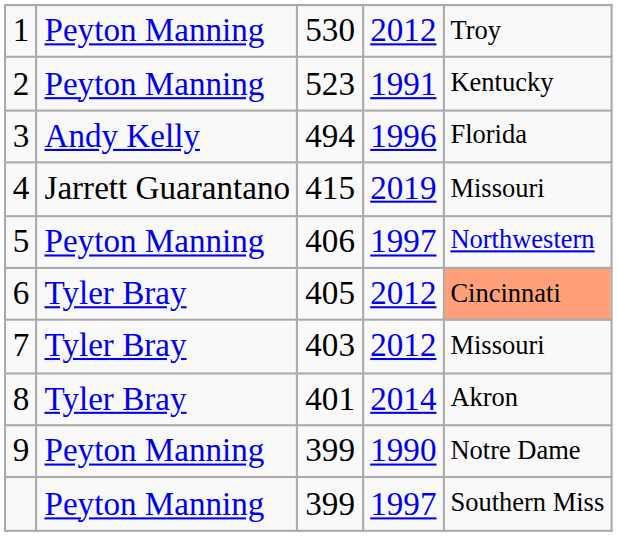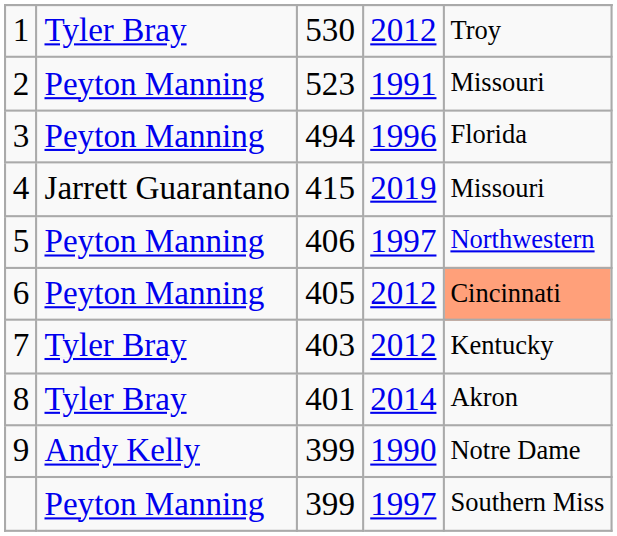(154, 30) Peyton Manning -> (116, 30) Tyler Bray
(502, 83) Kentucky -> (498, 83) Missouri
(122, 135) Andy Kelly -> (154, 135) Peyton Manning
(116, 293) Tyler Bray -> (154, 293) Peyton Manning
(498, 345) Missouri -> (502, 345) Kentucky
(154, 450) Peyton Manning -> (122, 450) Andy Kelly
